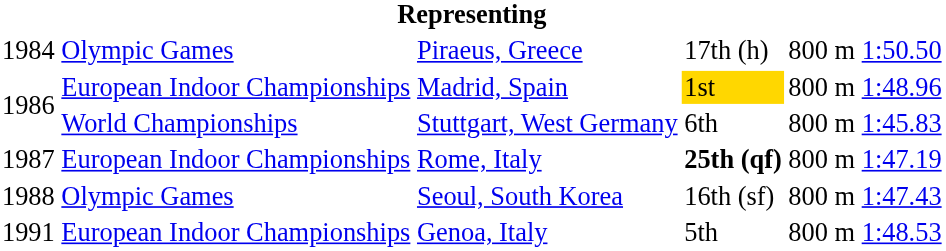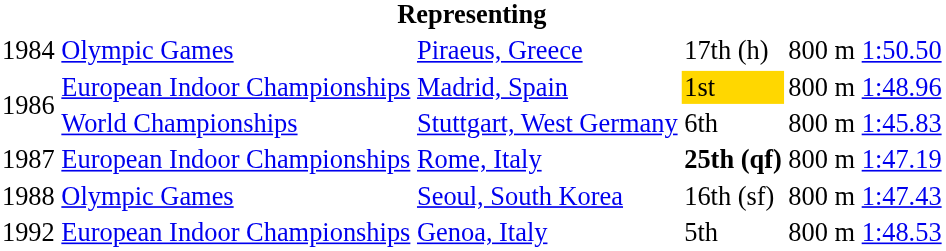(28, 232) 1991 -> (28, 232) 1992
